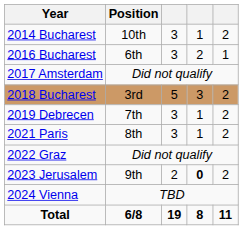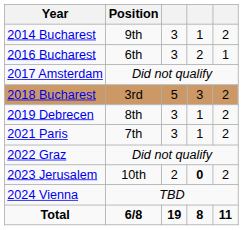(134, 34) 10th -> (134, 34) 9th
(134, 114) 7th -> (134, 114) 8th
(134, 134) 8th -> (134, 134) 7th
(134, 174) 9th -> (134, 174) 10th
